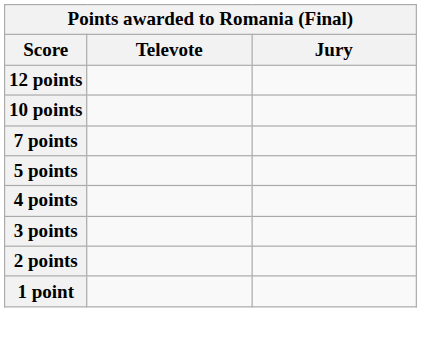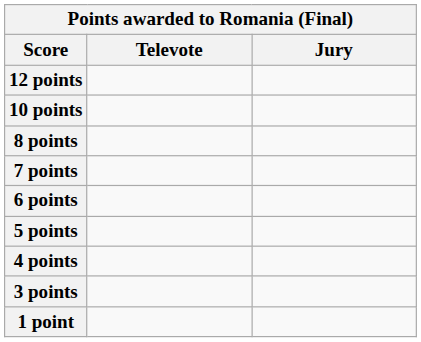+ row: (46, 140)
+ row: (46, 200)
- row: (46, 261)
